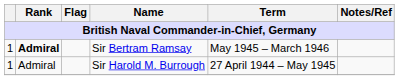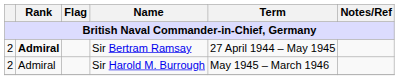(10, 48) 1 -> (10, 48) 2
(270, 48) May 1945 – March 1946 -> (273, 48) 27 April 1944 – May 1945
(10, 65) 1 -> (10, 65) 2
(273, 65) 27 April 1944 – May 1945 -> (270, 65) May 1945 – March 1946
